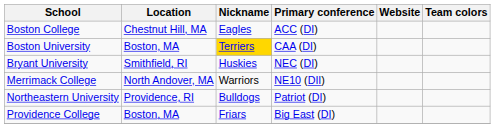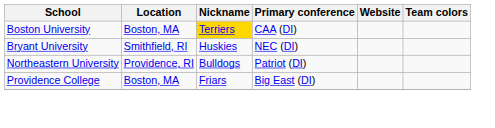- row: (43, 30)
- row: (51, 81)
